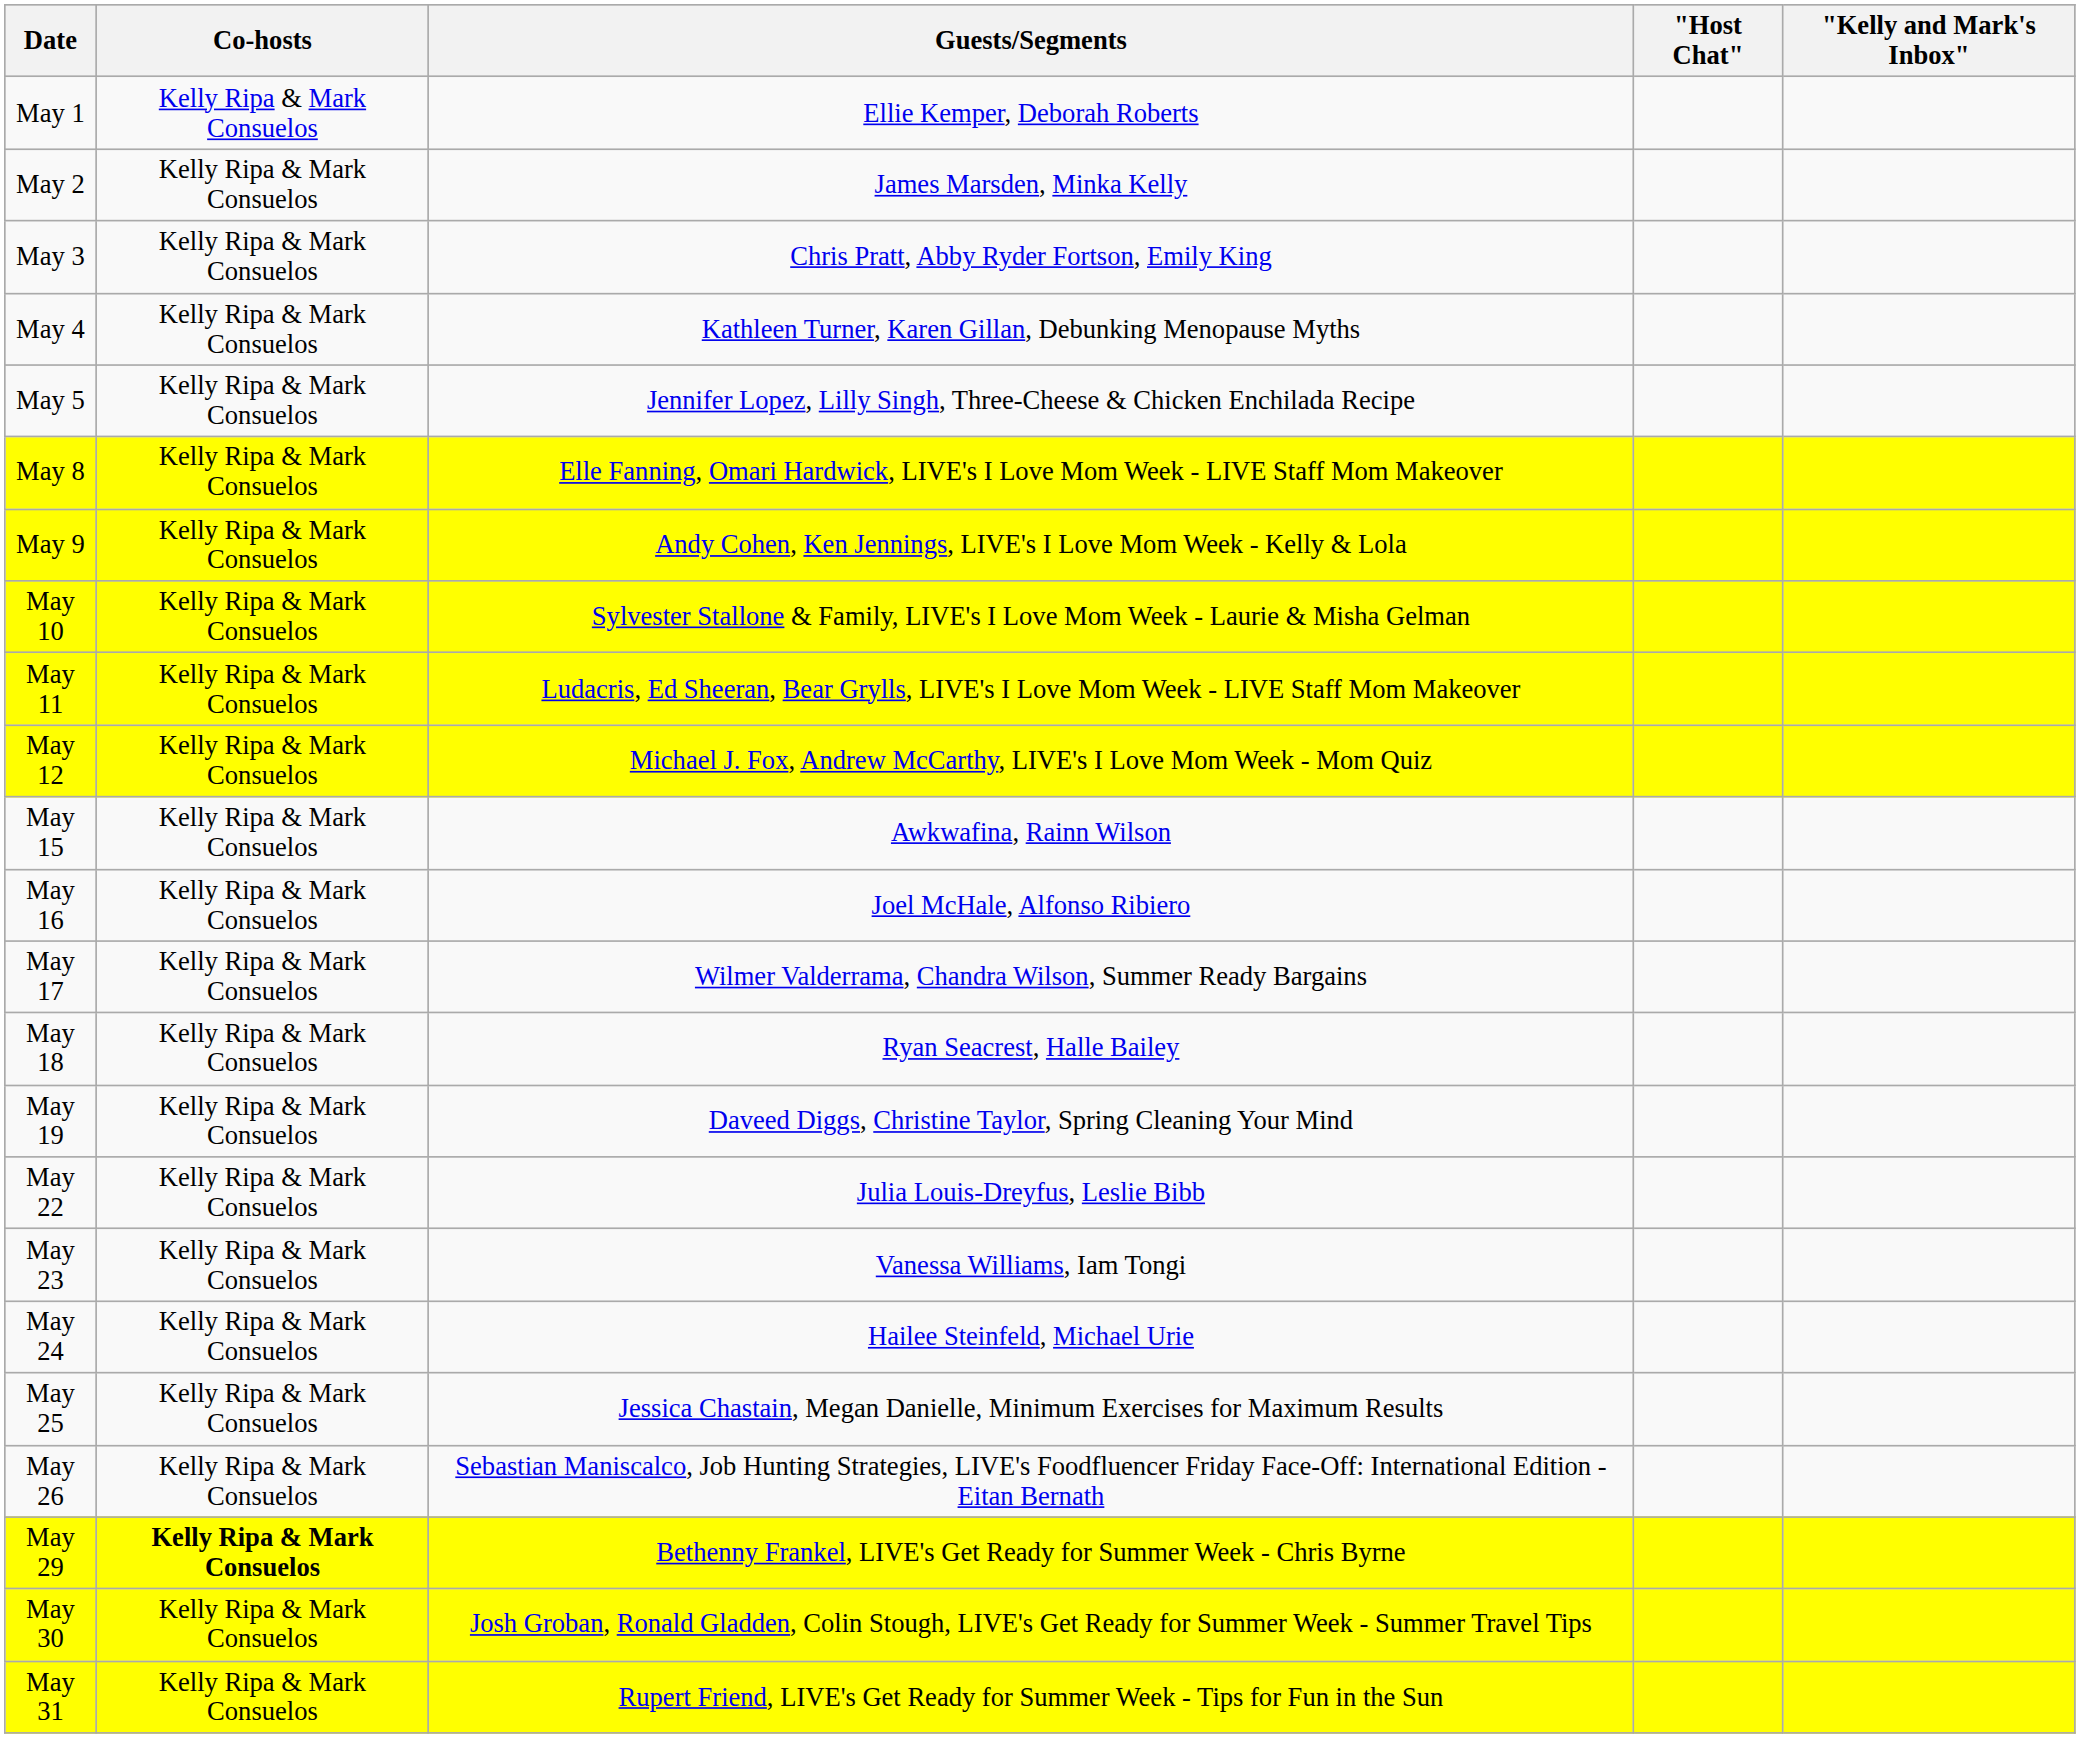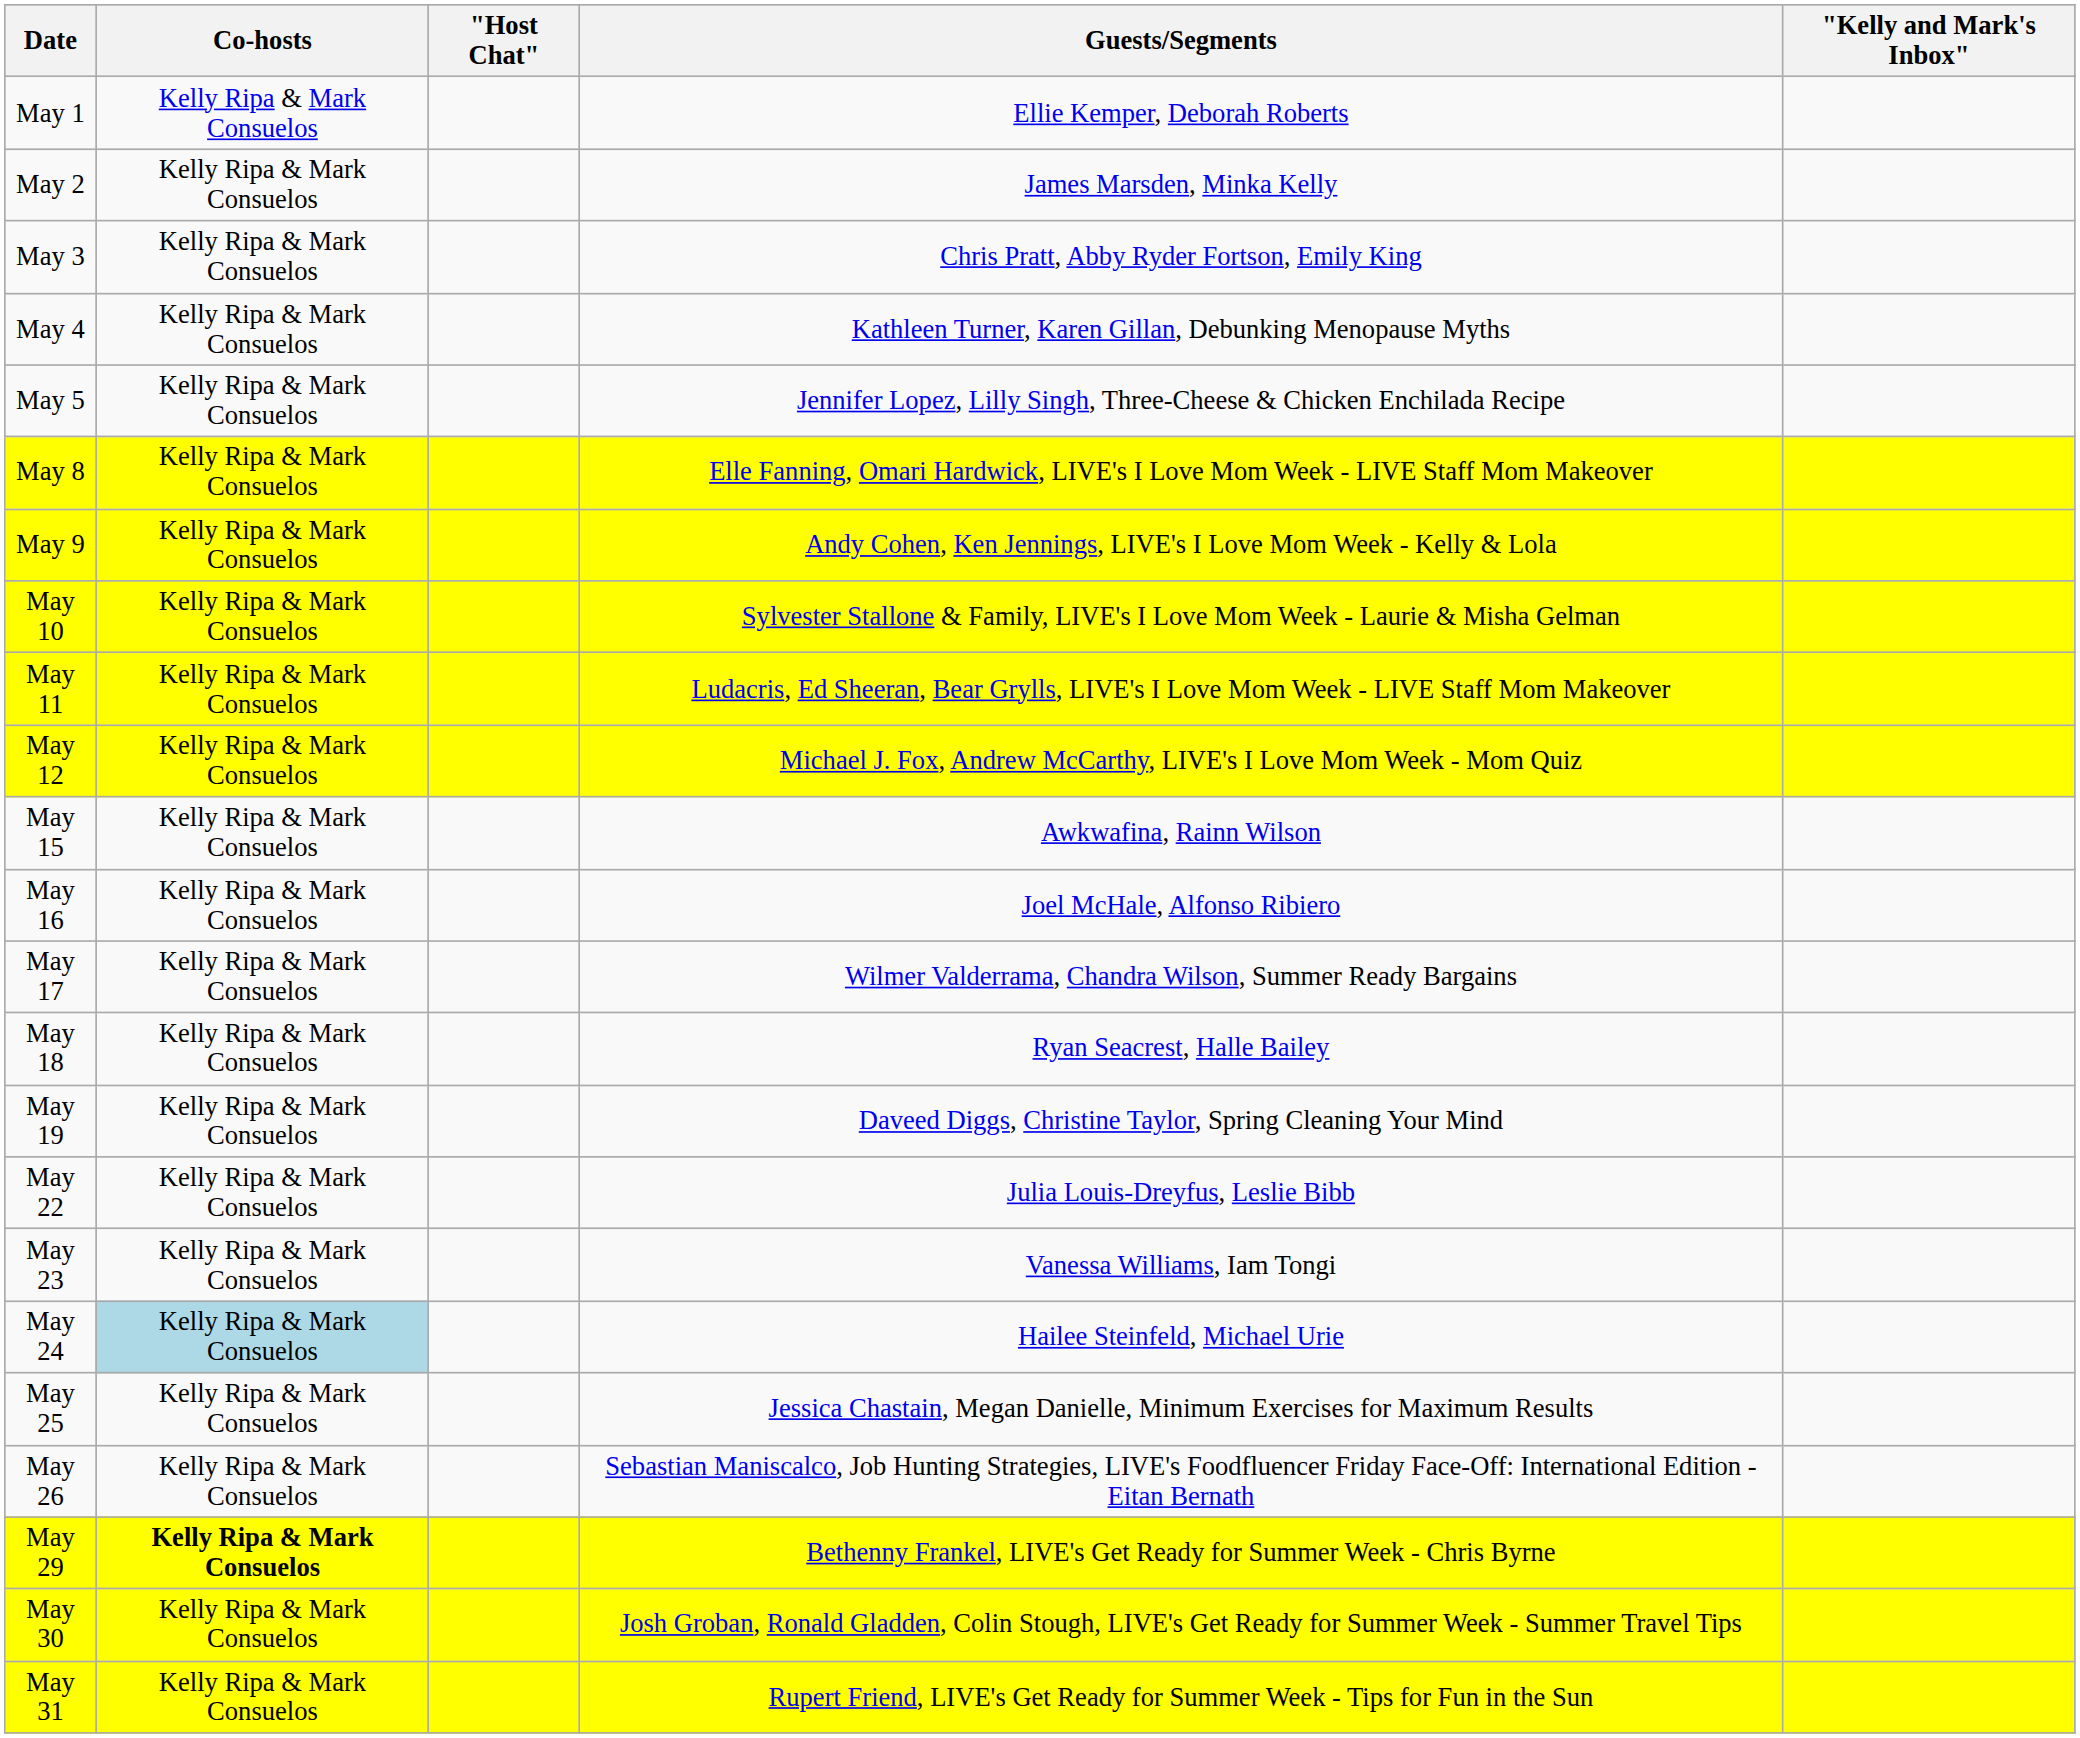columns swapped: (1708, 40) <-> (1031, 40)
(262, 1336) no background -> (262, 1336) lightblue background
